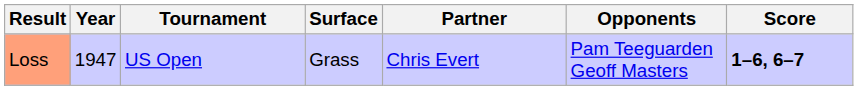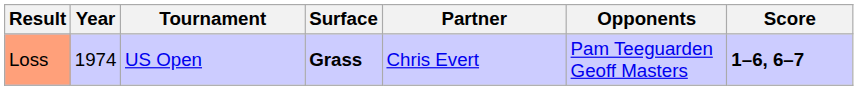(96, 59) 1947 -> (96, 59) 1974
(334, 59) normal -> (336, 59) bold
